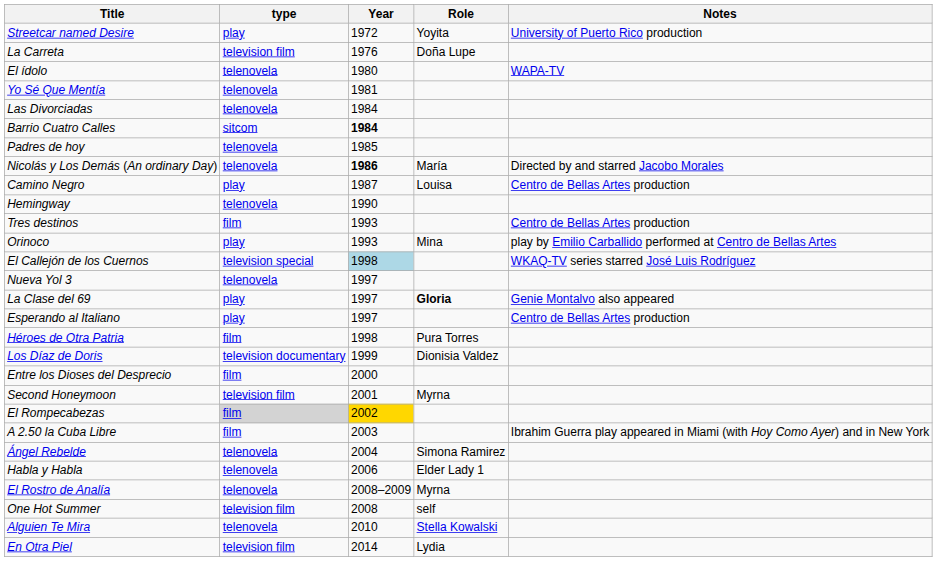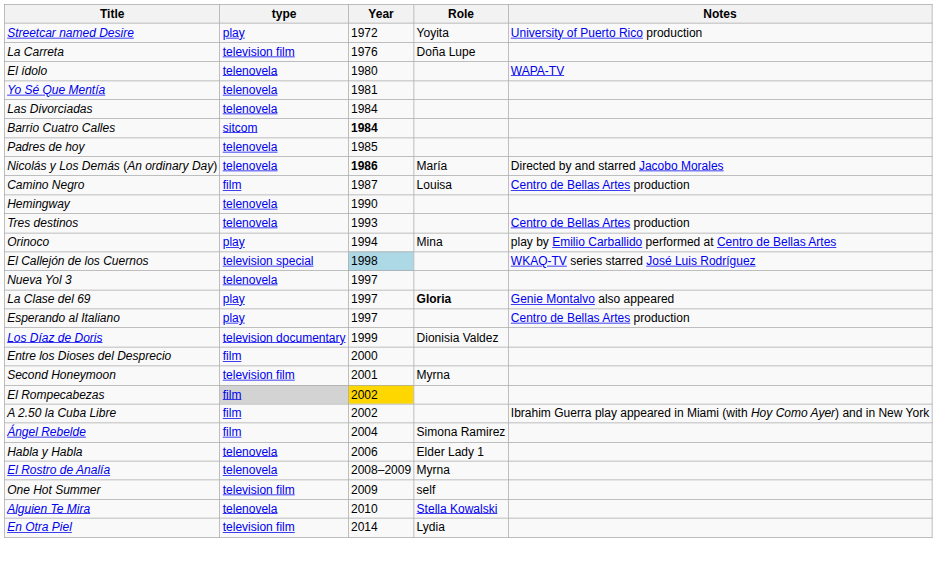(234, 185) play -> (232, 185) film
(232, 223) film -> (250, 223) telenovela
(364, 242) 1993 -> (364, 242) 1994
- row: (66, 337)
(364, 432) 2003 -> (364, 413) 2002
(250, 451) telenovela -> (232, 432) film
(364, 508) 2008 -> (364, 489) 2009
